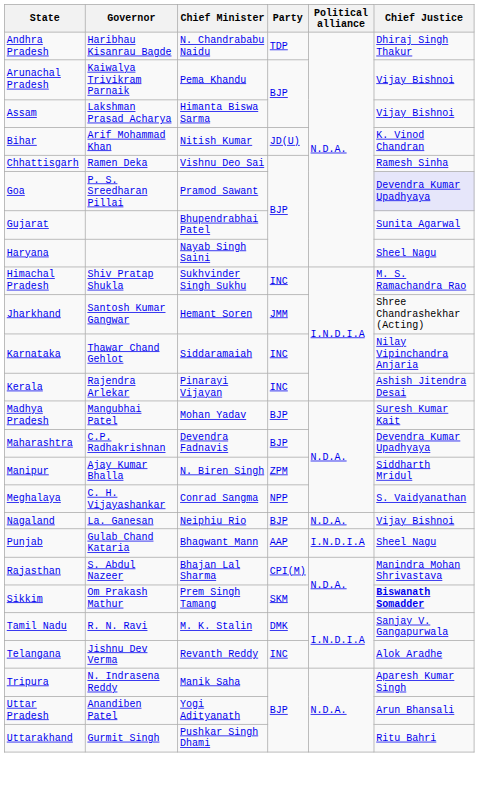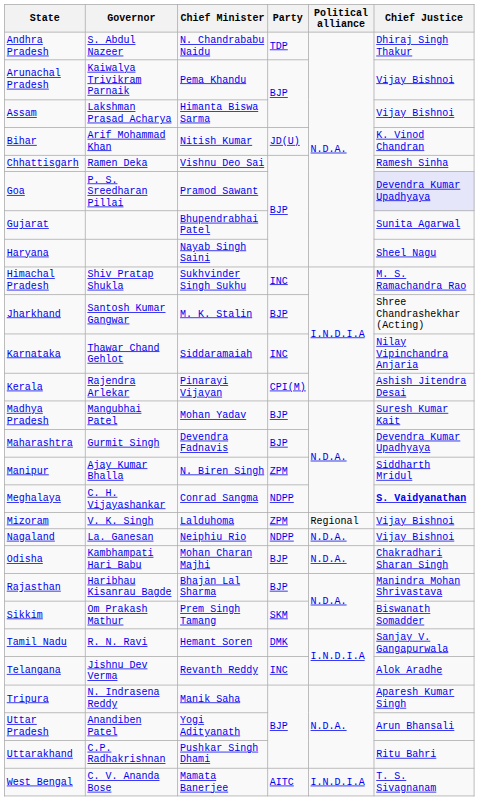(129, 46) Haribhau Kisanrau Bagde -> (111, 46) S. Abdul Nazeer
(216, 314) Hemant Soren -> (216, 314) M. K. Stalin
(279, 314) JMM -> (279, 314) BJP
(279, 387) INC -> (288, 387) CPI(M)
(126, 443) C.P. Radhakrishnan -> (123, 443) Gurmit Singh
(279, 499) NPP -> (282, 499) NDPP
(421, 499) normal -> (421, 499) bold
+ row: (28, 521)
(279, 521) BJP -> (282, 537) NDPP
+ row: (25, 559)
- row: (25, 543)
(111, 571) S. Abdul Nazeer -> (129, 587) Haribhau Kisanrau Bagde
(288, 571) CPI(M) -> (279, 587) BJP
(403, 599) bold -> (403, 615) normal
(216, 627) M. K. Stalin -> (216, 643) Hemant Soren
(123, 738) Gurmit Singh -> (126, 754) C.P. Radhakrishnan
+ row: (40, 782)
